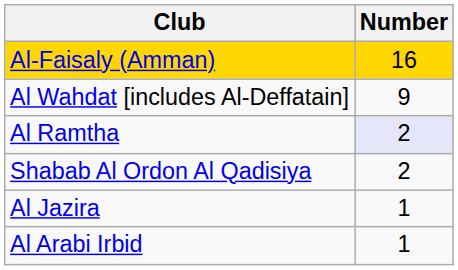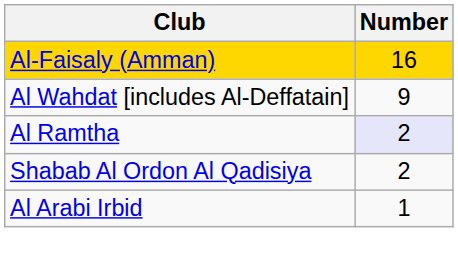- row: (55, 208)
